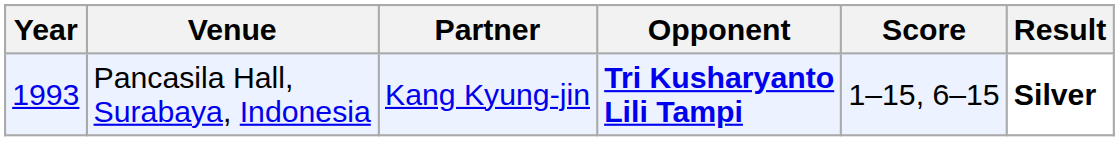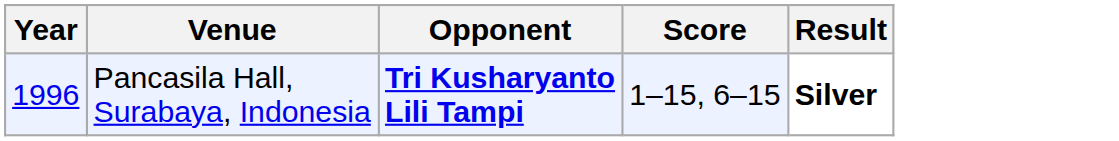- column: (487, 29)
(46, 94) 1993 -> (46, 94) 1996
